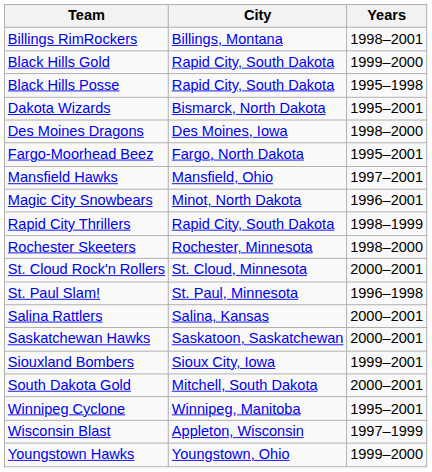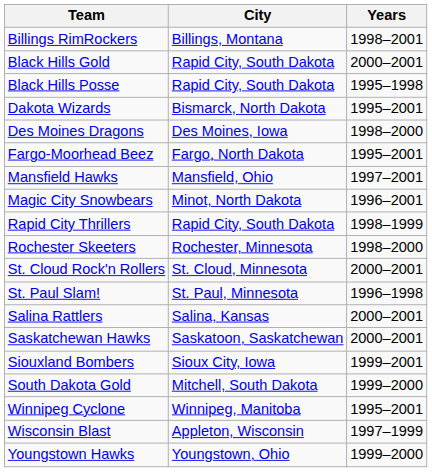(387, 62) 1999–2000 -> (387, 62) 2000–2001
(387, 385) 2000–2001 -> (387, 385) 1999–2000
